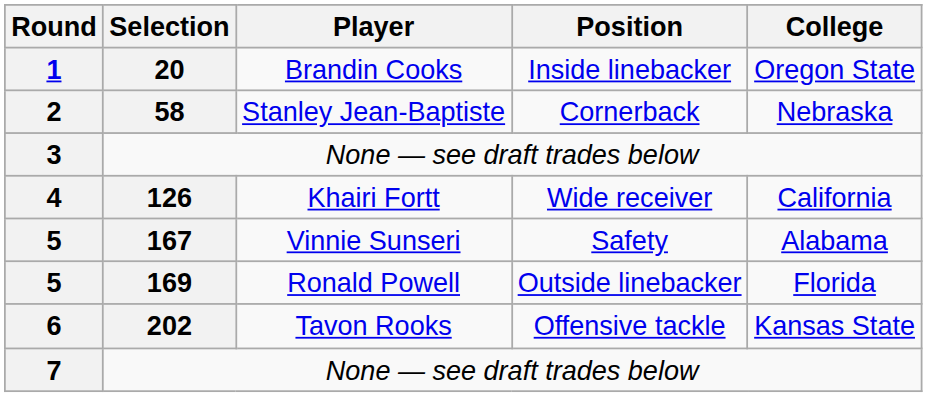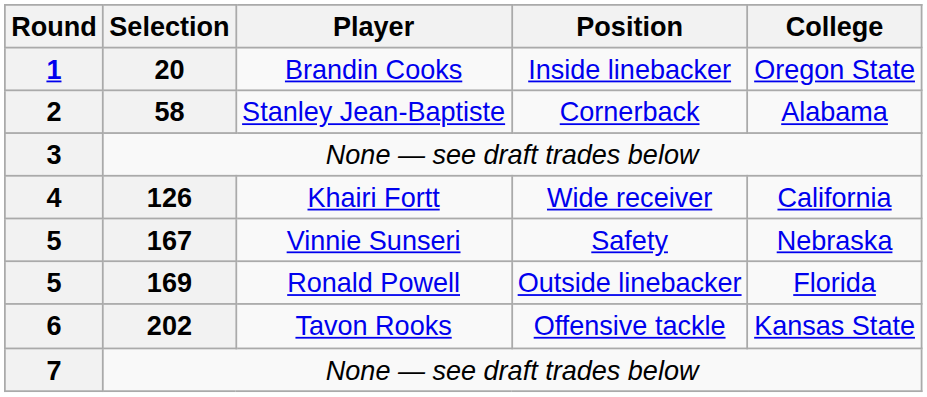(835, 112) Nebraska -> (835, 112) Alabama
(835, 241) Alabama -> (835, 241) Nebraska
